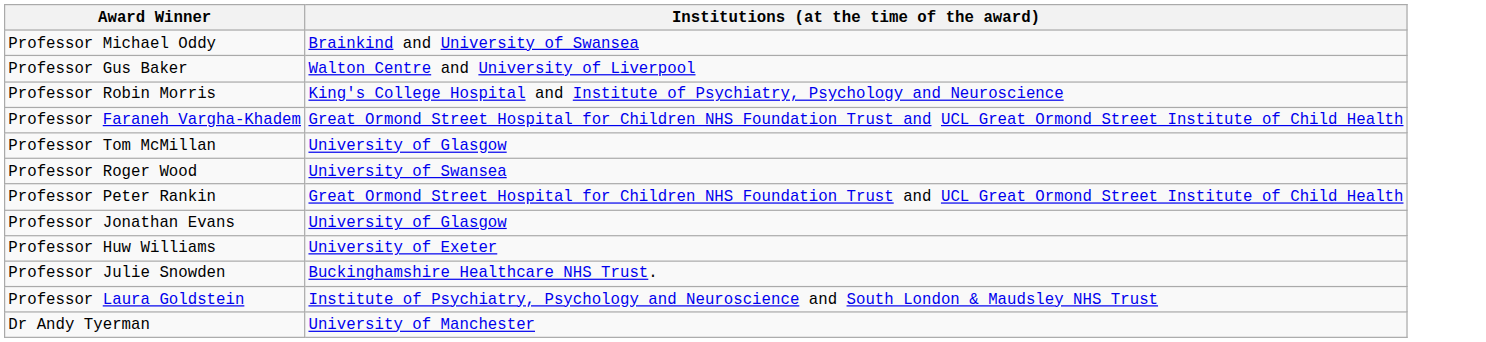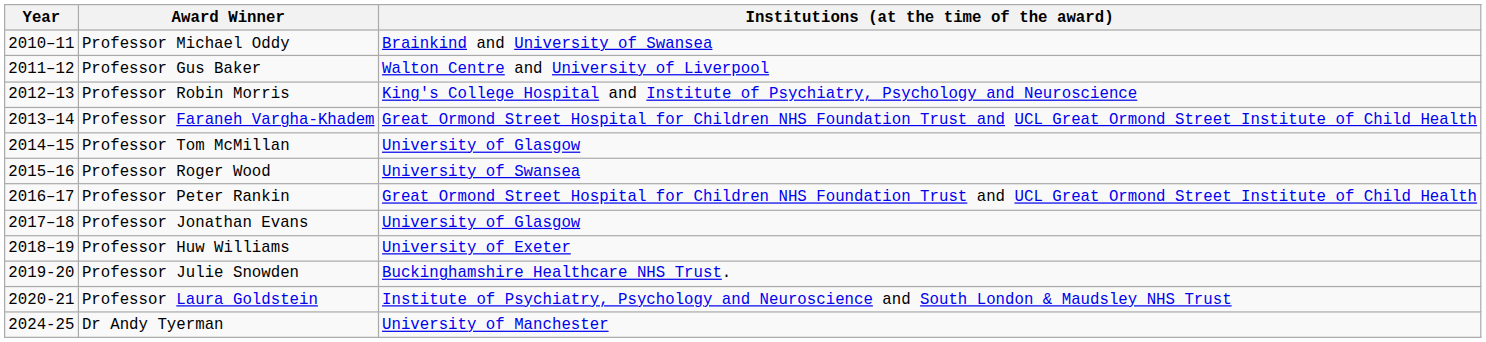+ column: (41, 17)
